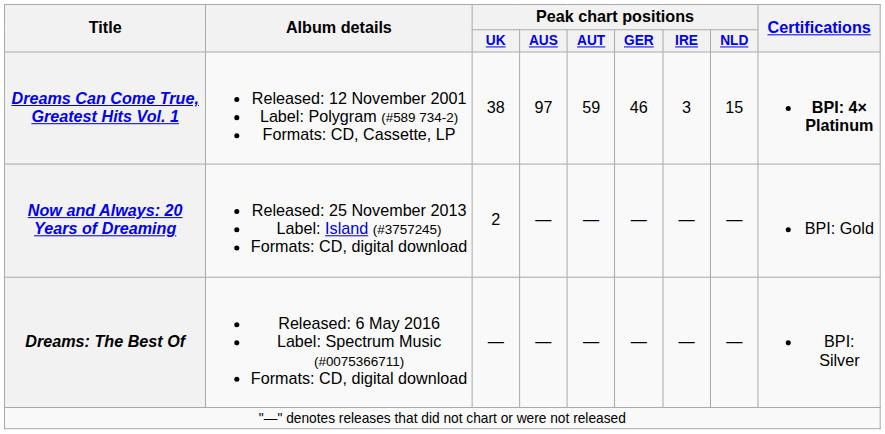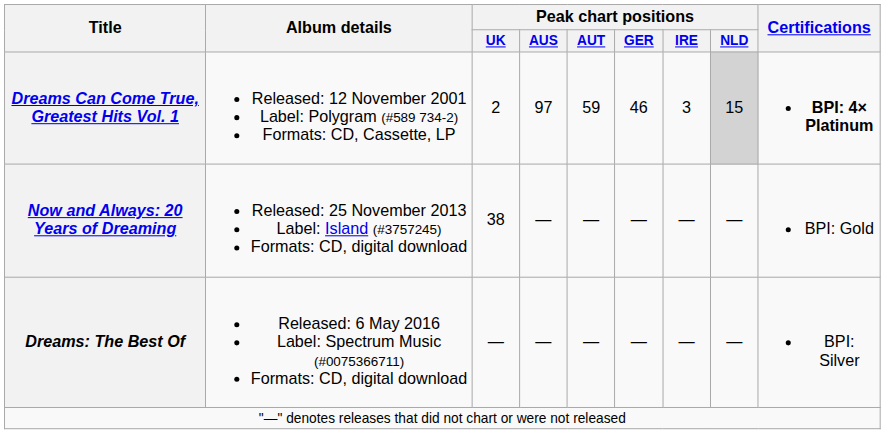(496, 108) 38 -> (496, 108) 2
(734, 108) no background -> (734, 108) lightgrey background
(496, 220) 2 -> (496, 220) 38
